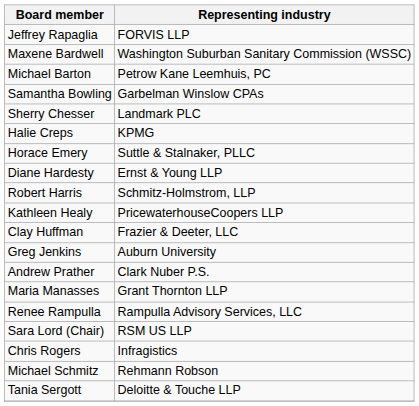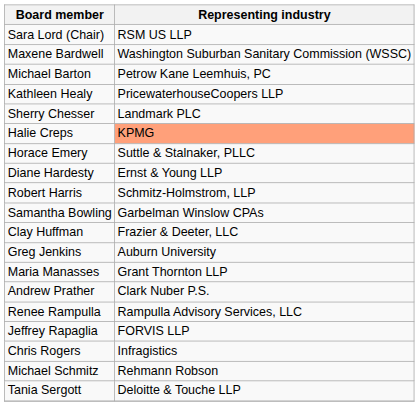rows swapped: (56, 331) <-> (53, 34)
rows swapped: (60, 94) <-> (50, 212)
(136, 133) no background -> (136, 133) lightsalmon background
rows swapped: (54, 291) <-> (51, 272)
